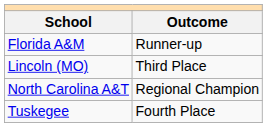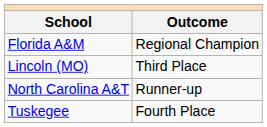(169, 44) Runner-up -> (197, 44) Regional Champion
(197, 89) Regional Champion -> (169, 89) Runner-up
